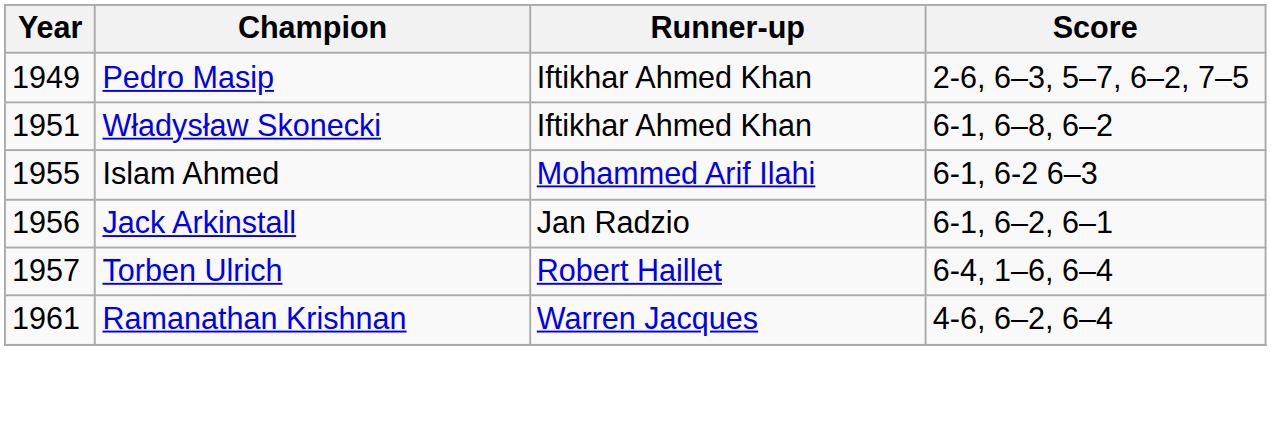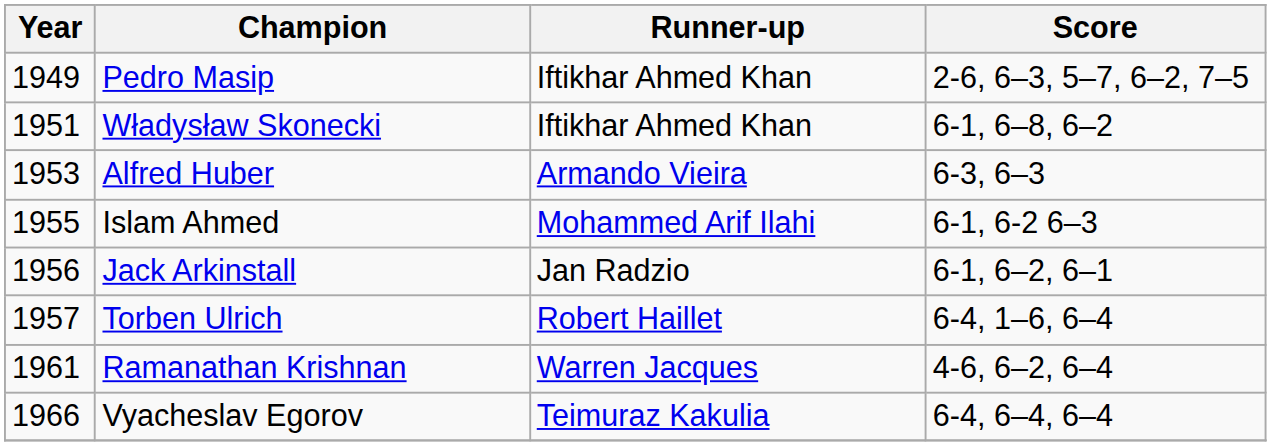+ row: (188, 174)
+ row: (233, 416)
